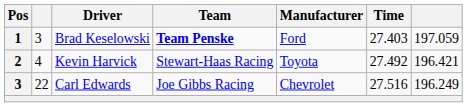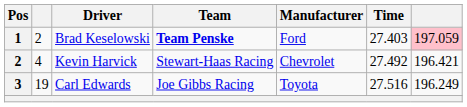(38, 38) 3 -> (38, 38) 2
(437, 38) no background -> (437, 38) pink background
(299, 61) Toyota -> (307, 61) Chevrolet
(42, 84) 22 -> (42, 84) 19
(307, 84) Chevrolet -> (299, 84) Toyota
